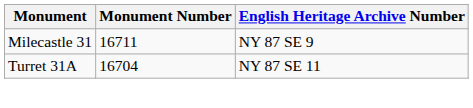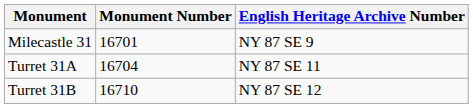(118, 41) 16711 -> (119, 41) 16701
+ row: (42, 90)
